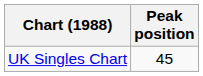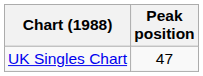(164, 58) 45 -> (164, 58) 47
